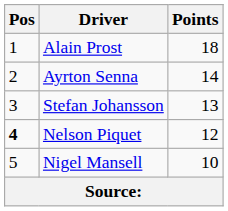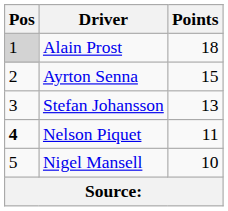(13, 47) no background -> (13, 47) lightgrey background
(210, 76) 14 -> (210, 76) 15
(210, 134) 12 -> (210, 134) 11
